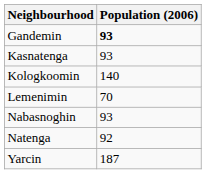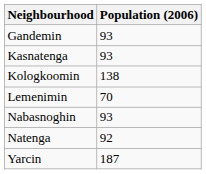(106, 35) bold -> (106, 35) normal
(110, 76) 140 -> (110, 76) 138
